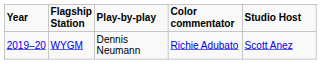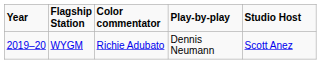columns swapped: (126, 18) <-> (202, 18)
